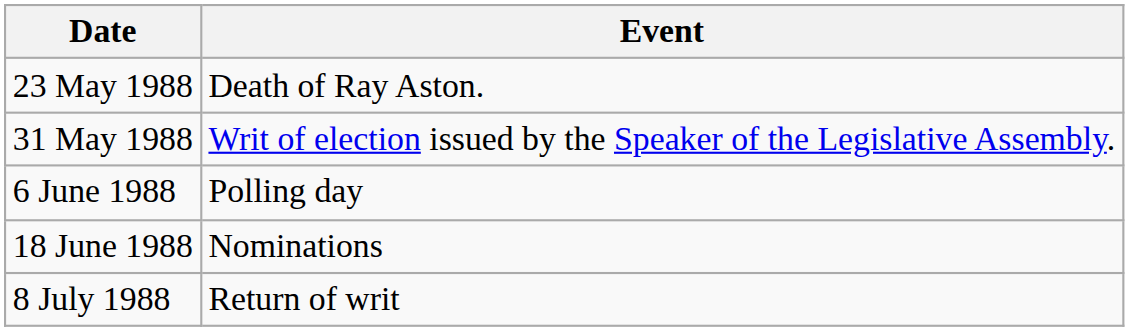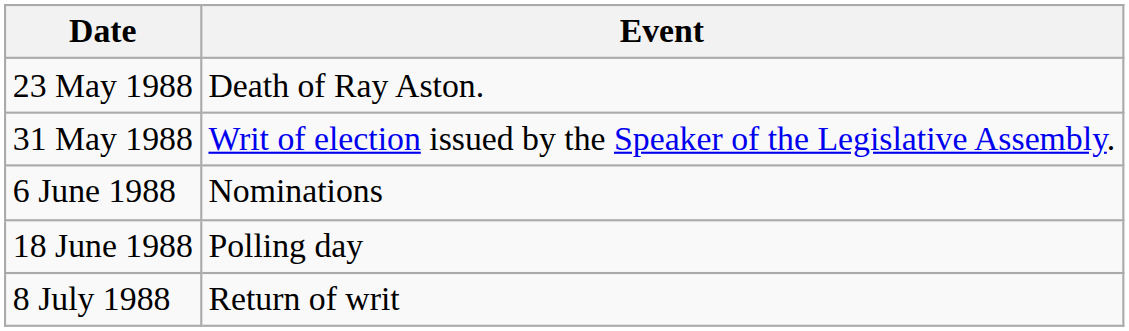(286, 191) Polling day -> (296, 191) Nominations
(296, 245) Nominations -> (286, 245) Polling day
